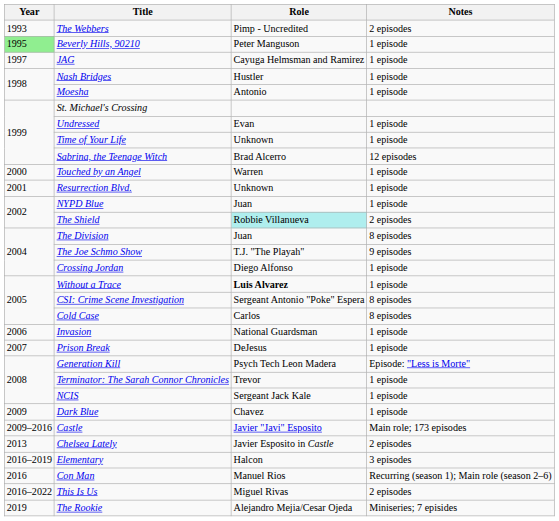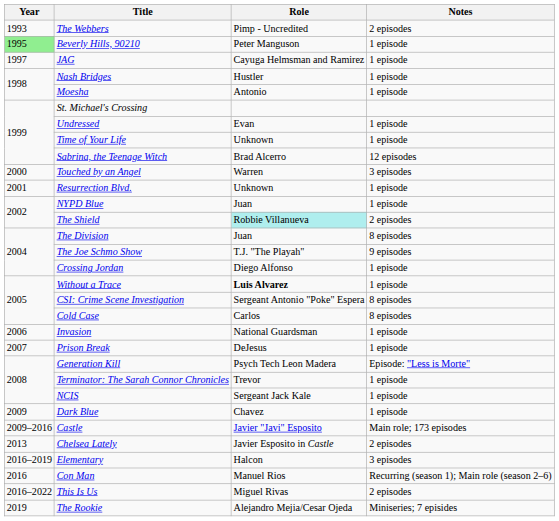(388, 172) 1 episode -> (390, 172) 3 episodes
